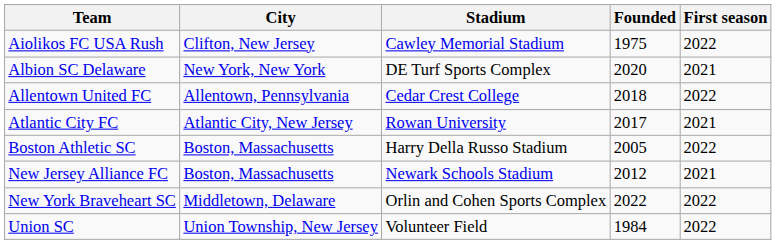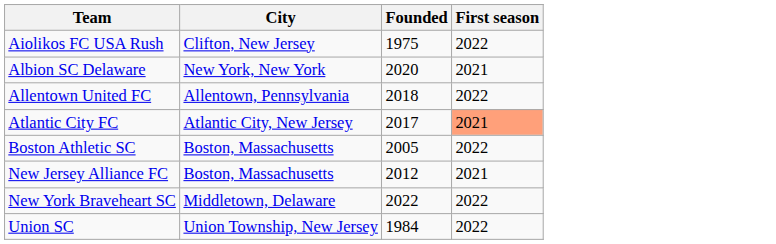- column: (496, 17)
(700, 122) no background -> (472, 122) lightsalmon background
